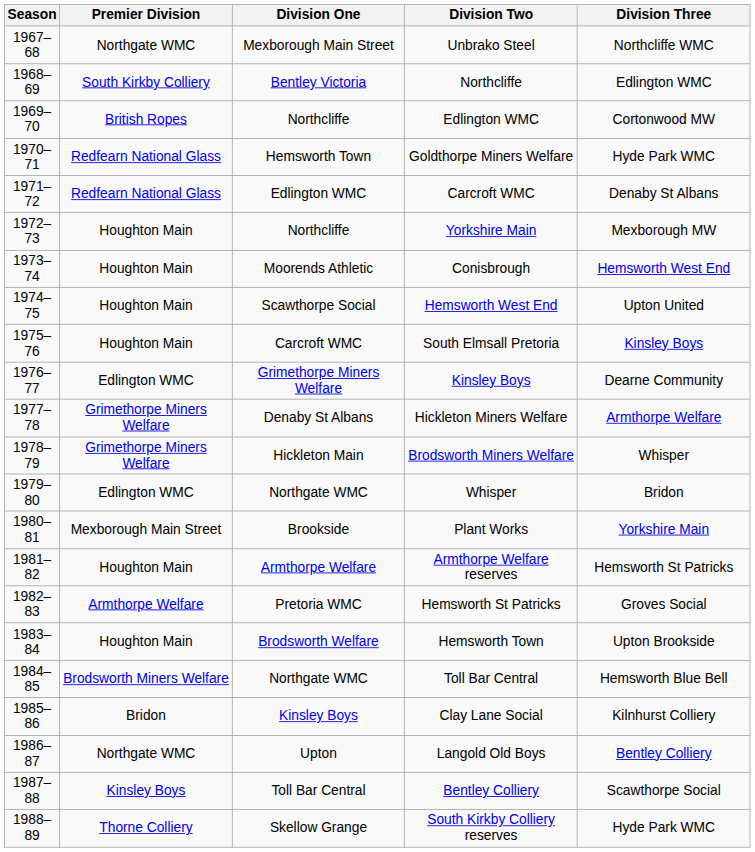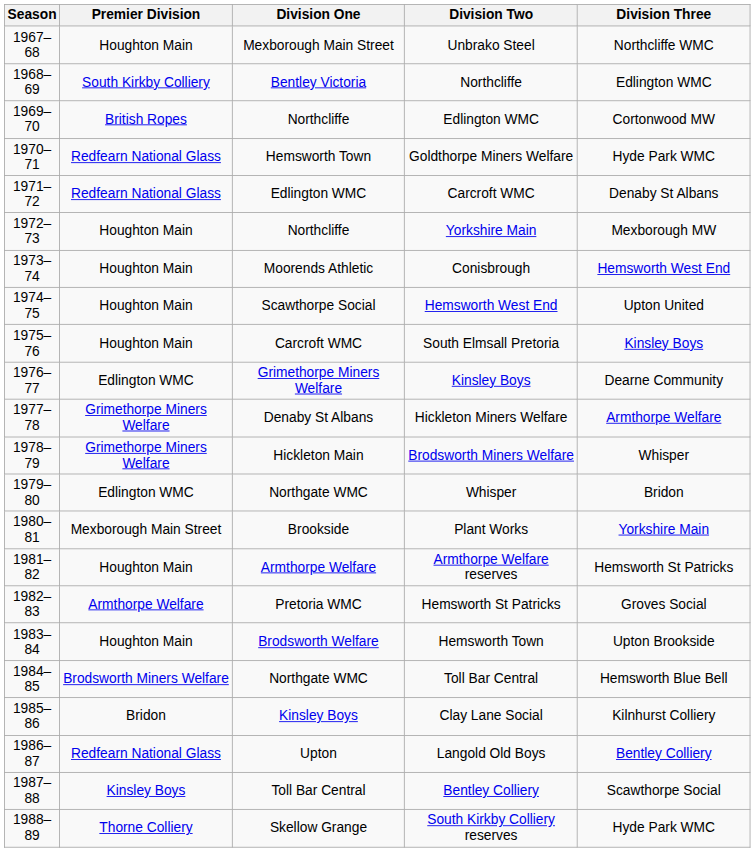(146, 44) Northgate WMC -> (146, 44) Houghton Main
(146, 753) Northgate WMC -> (146, 753) Redfearn National Glass
